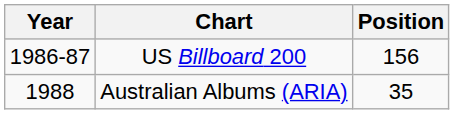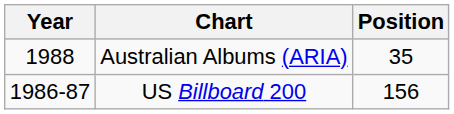rows swapped: (224, 56) <-> (224, 91)
